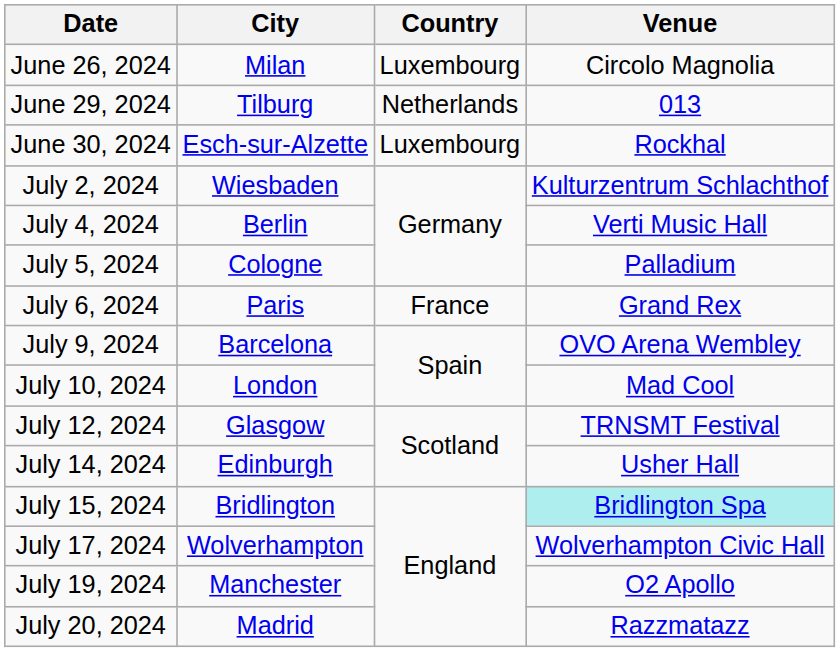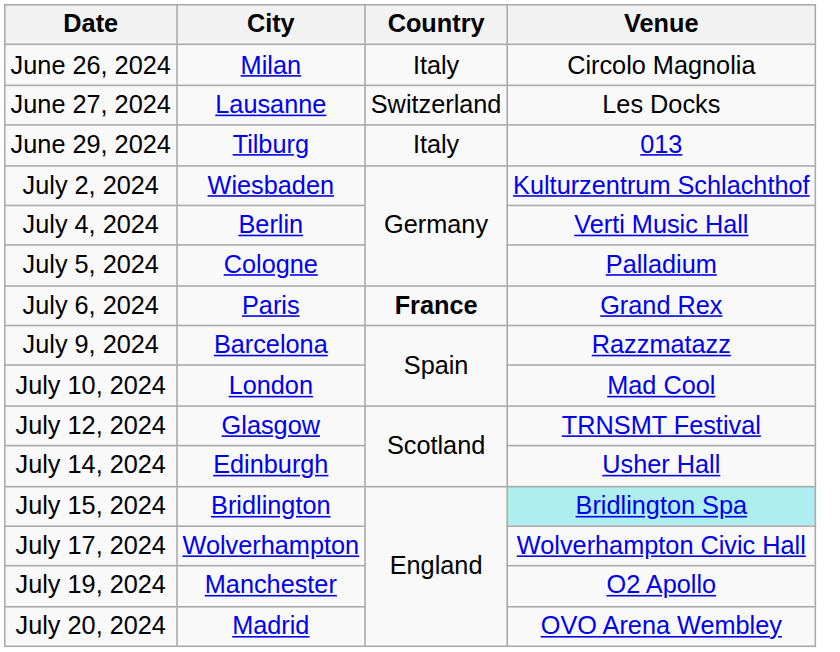(450, 64) Luxembourg -> (436, 64) Italy
+ row: (91, 104)
(450, 104) Netherlands -> (436, 144) Italy
- row: (91, 144)
(450, 305) normal -> (436, 305) bold
(680, 345) OVO Arena Wembley -> (661, 345) Razzmatazz
(680, 625) Razzmatazz -> (661, 625) OVO Arena Wembley
